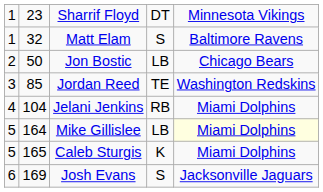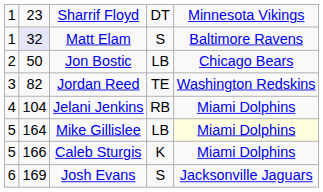(34, 38) no background -> (34, 38) lavender background
(34, 84) 85 -> (34, 84) 82
(34, 152) 165 -> (34, 152) 166
